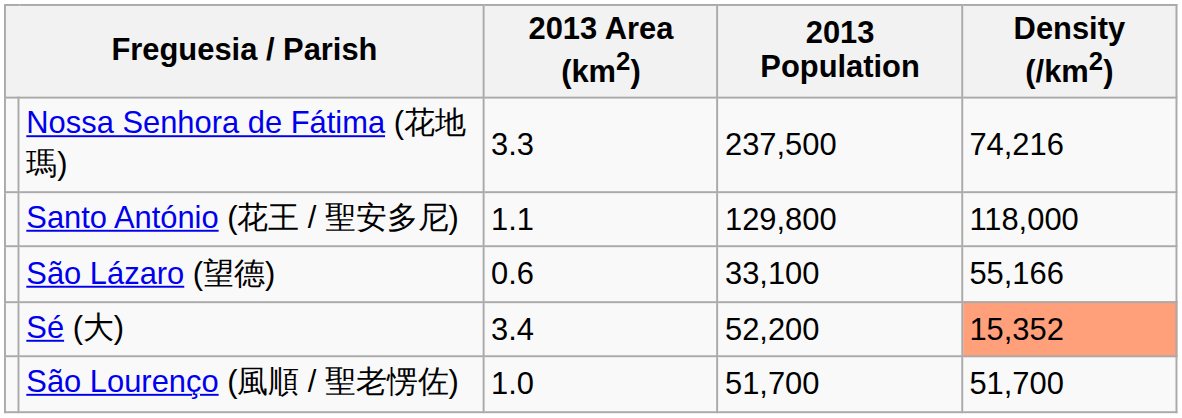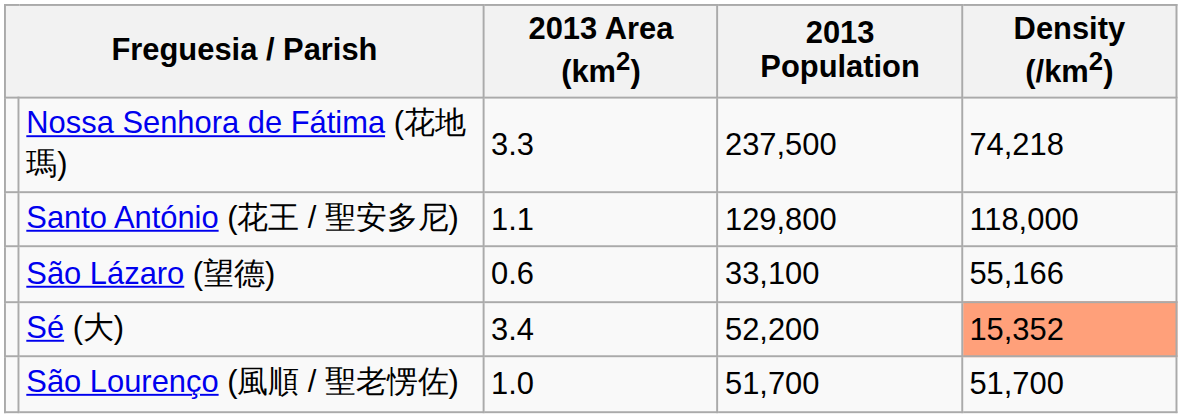(1017, 144) 74,216 -> (1017, 144) 74,218
